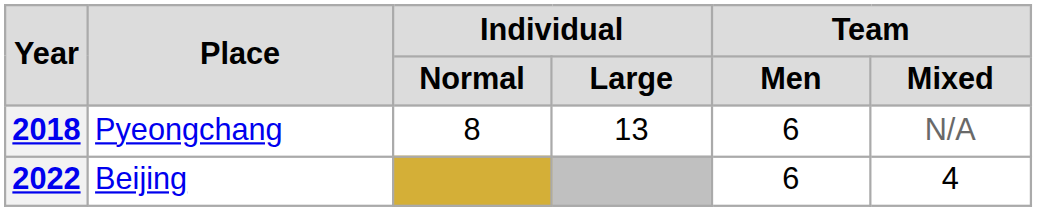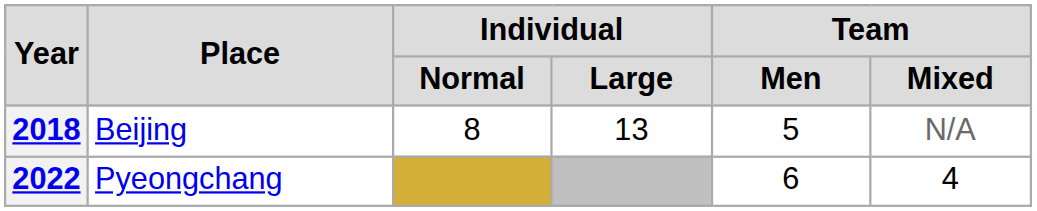(189, 129) Pyeongchang -> (141, 129) Beijing
(791, 129) 6 -> (791, 129) 5
(141, 179) Beijing -> (189, 179) Pyeongchang
